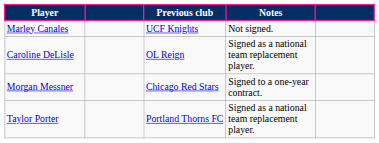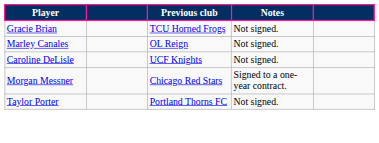+ row: (32, 28)
(172, 28) UCF Knights -> (169, 44) OL Reign
(165, 55) OL Reign -> (176, 59) UCF Knights
(267, 55) Signed as a national team replacement player. -> (256, 59) Not signed.
(267, 119) Signed as a national team replacement player. -> (256, 101) Not signed.
